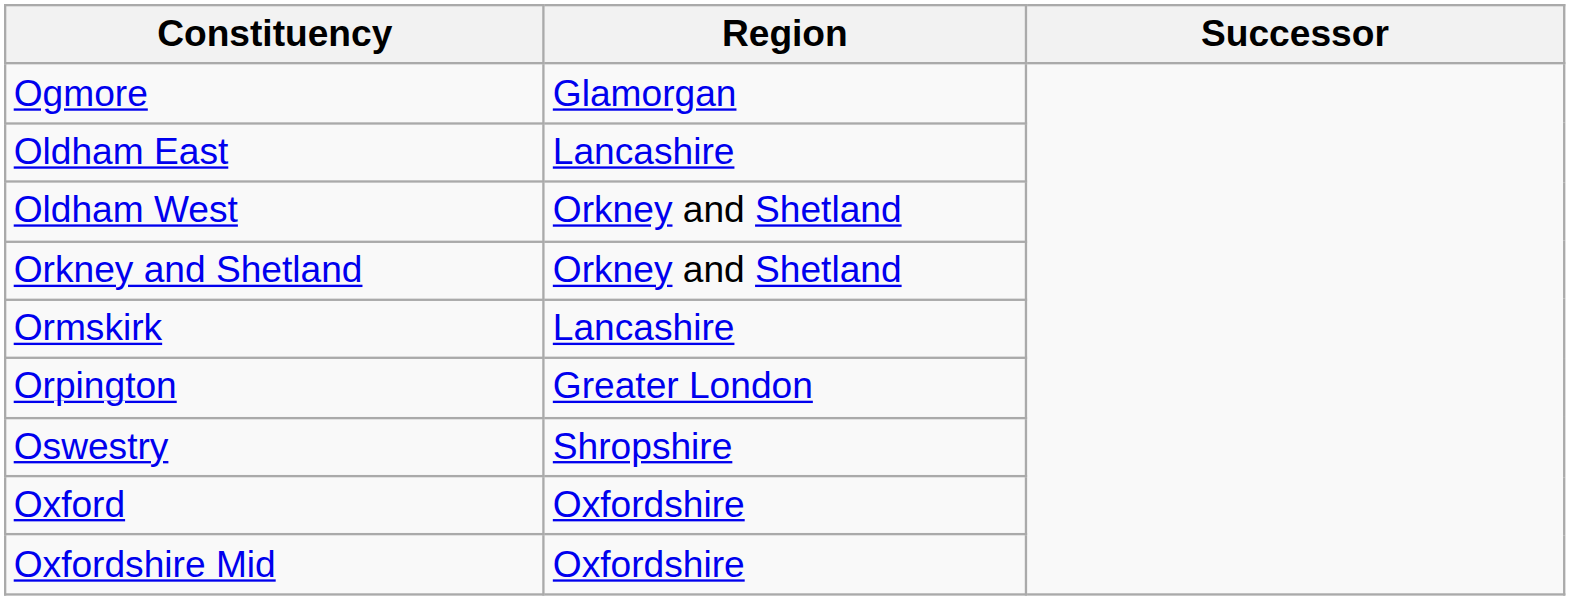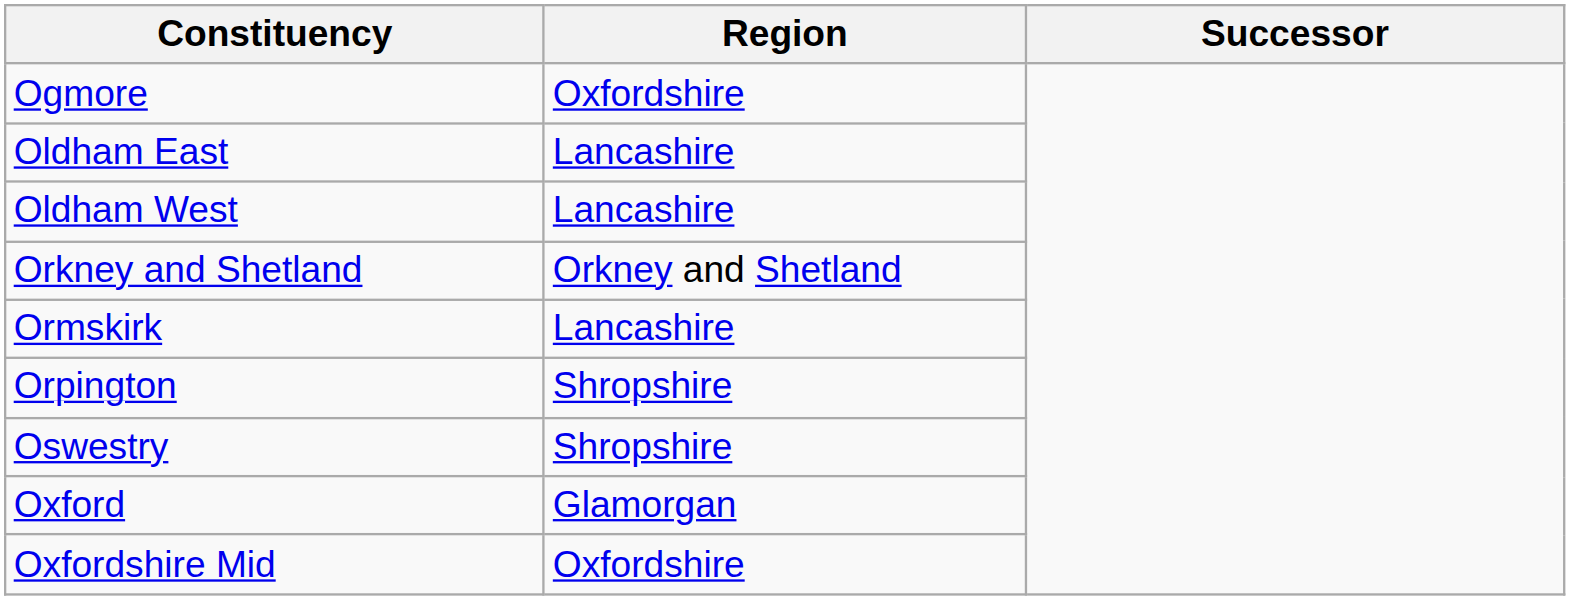(645, 92) Glamorgan -> (649, 92) Oxfordshire
(727, 210) Orkney and Shetland -> (644, 210) Lancashire
(683, 387) Greater London -> (643, 387) Shropshire
(649, 504) Oxfordshire -> (645, 504) Glamorgan
